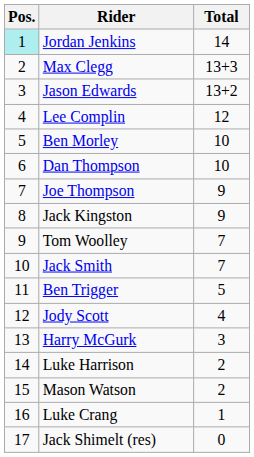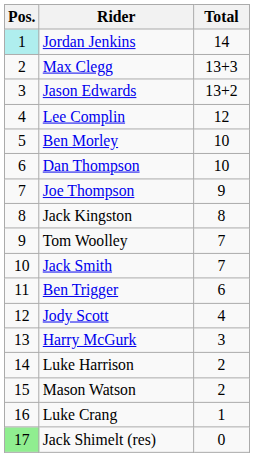(221, 215) 9 -> (221, 215) 8
(221, 290) 5 -> (221, 290) 6
(22, 439) no background -> (22, 439) lightgreen background
